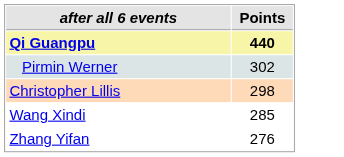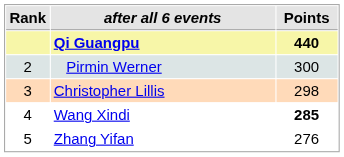+ column: (28, 18)
(262, 67) 302 -> (307, 67) 300
(262, 115) normal -> (307, 115) bold
